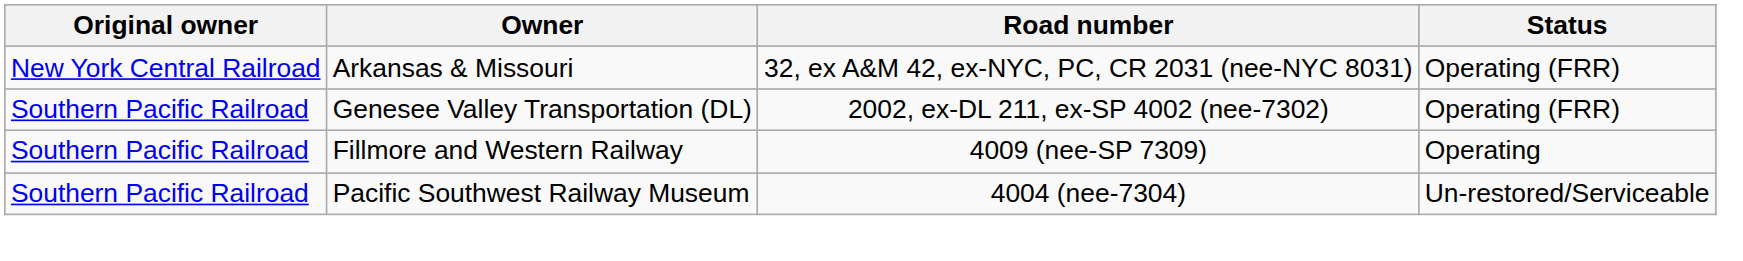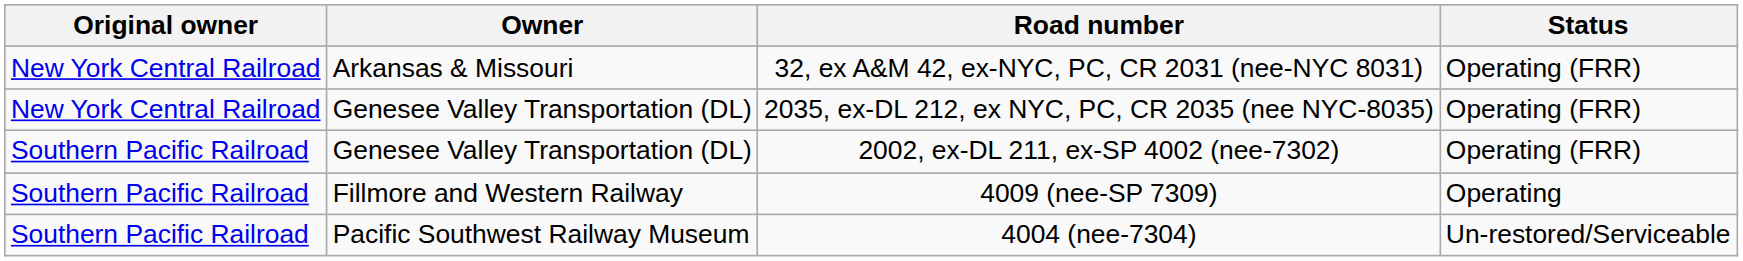+ row: (1099, 109)
